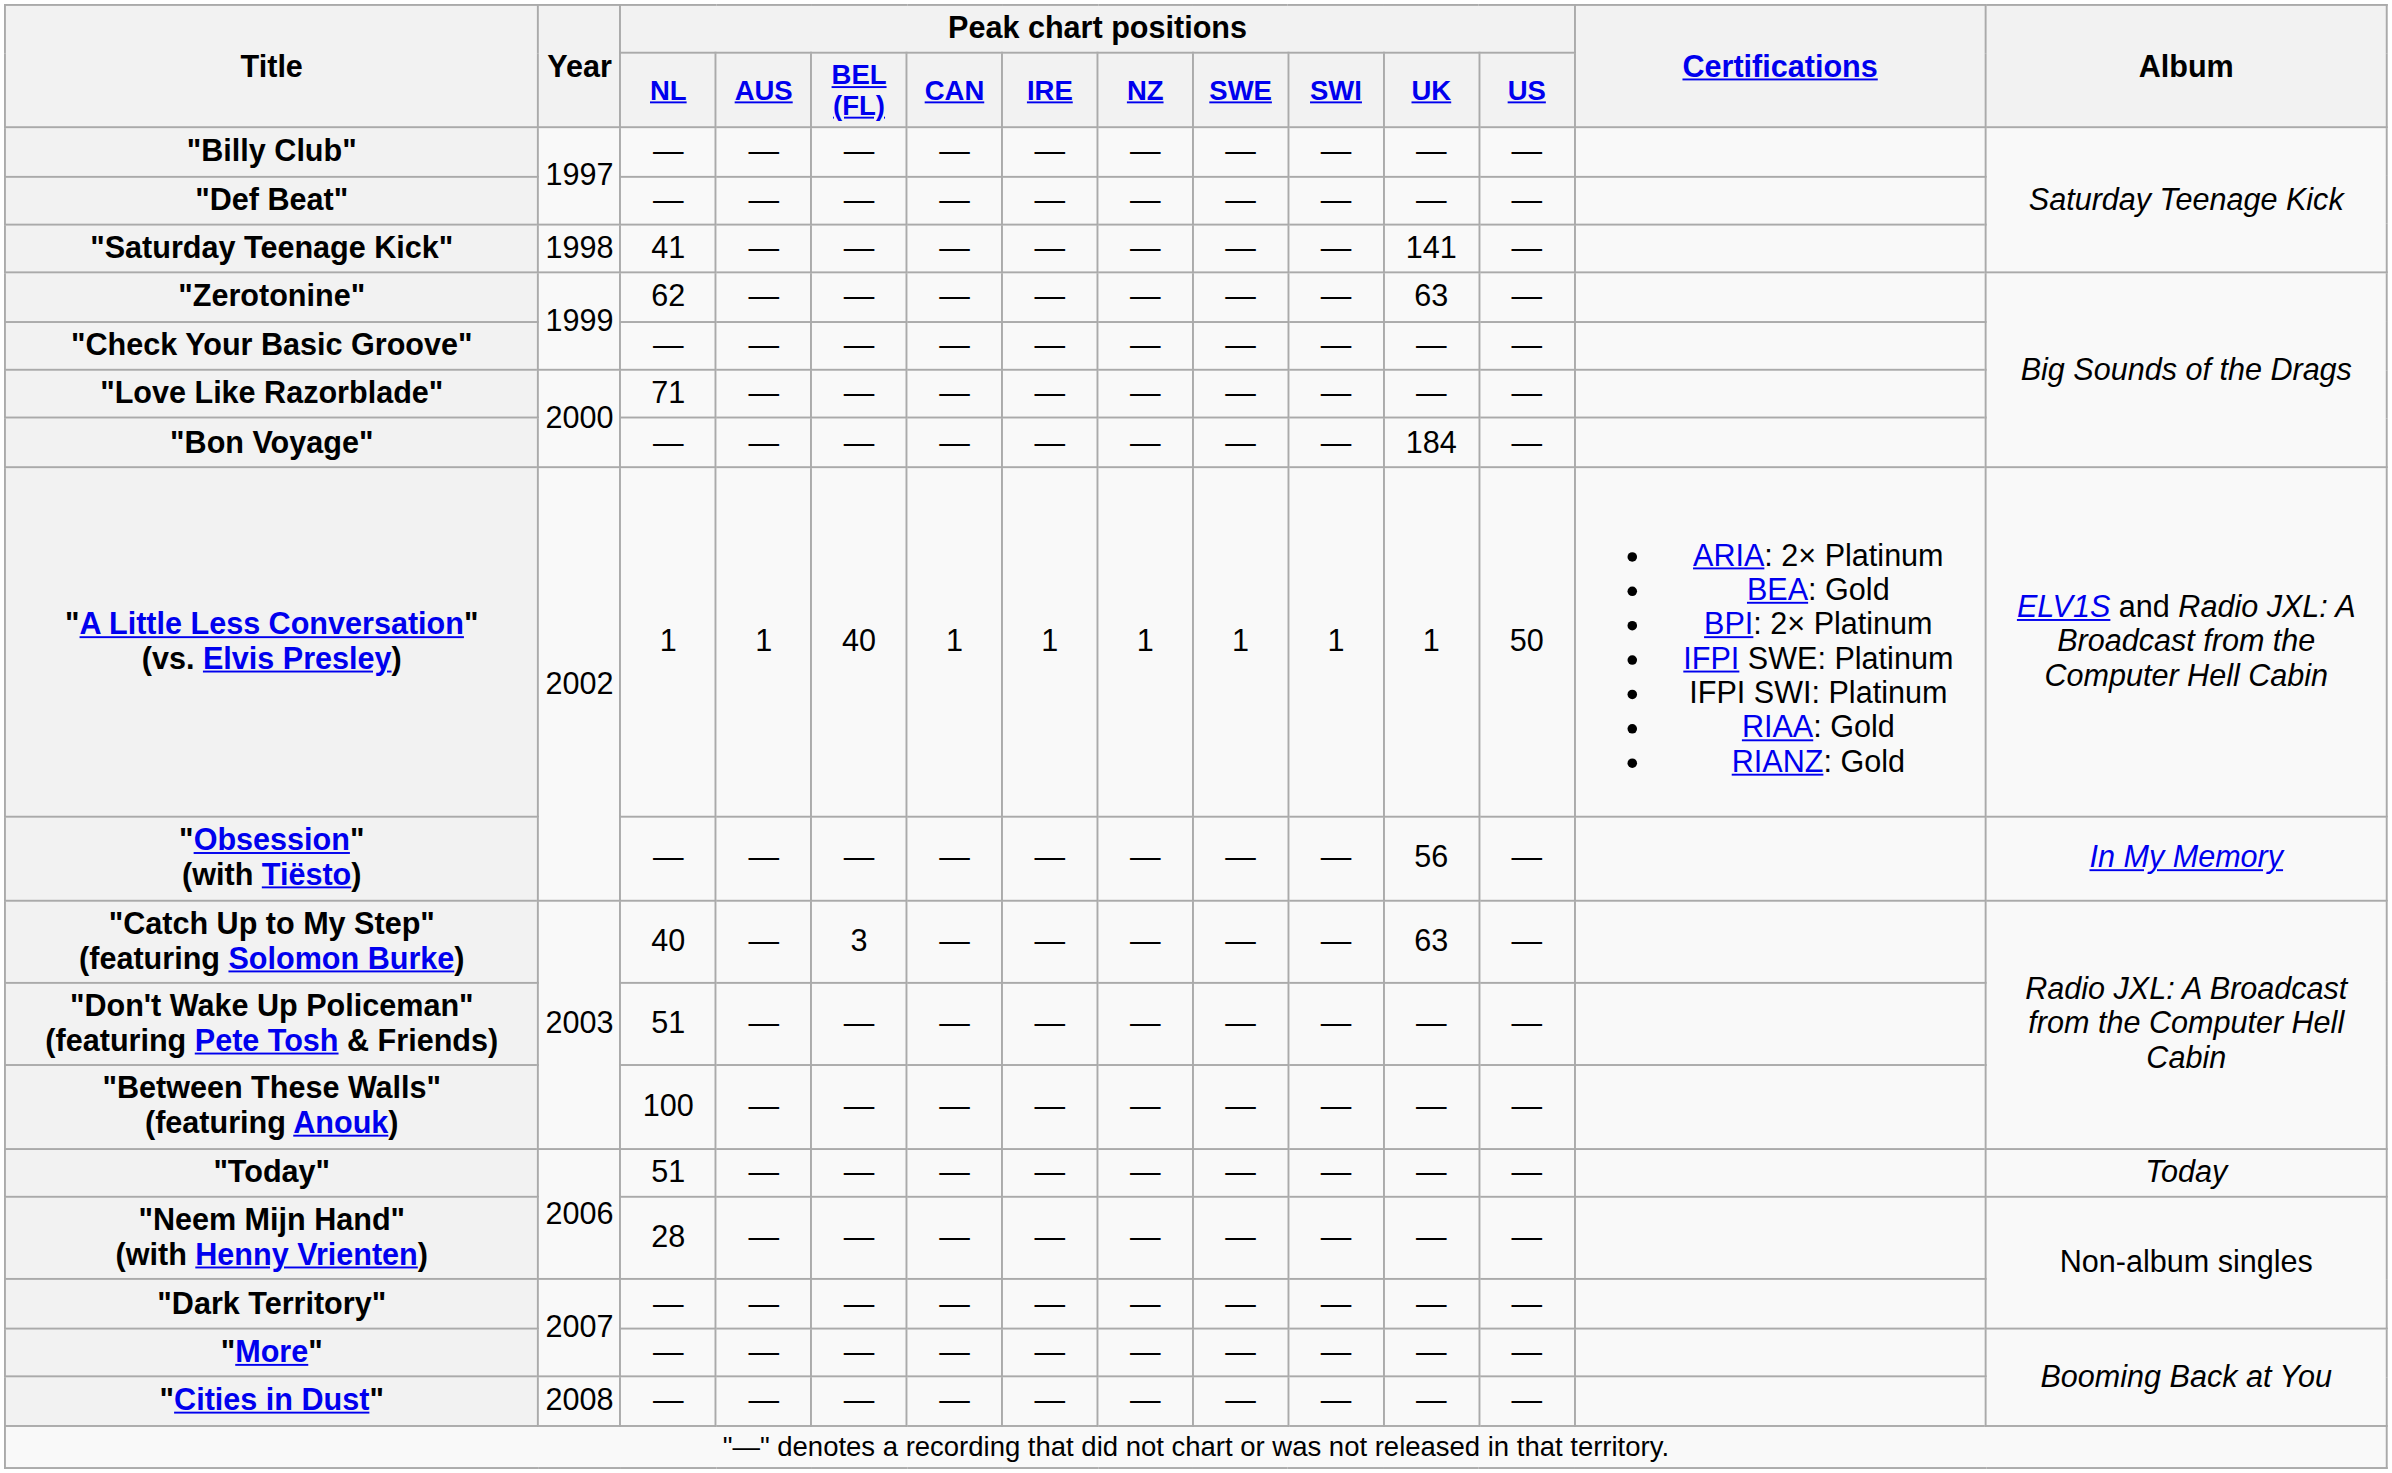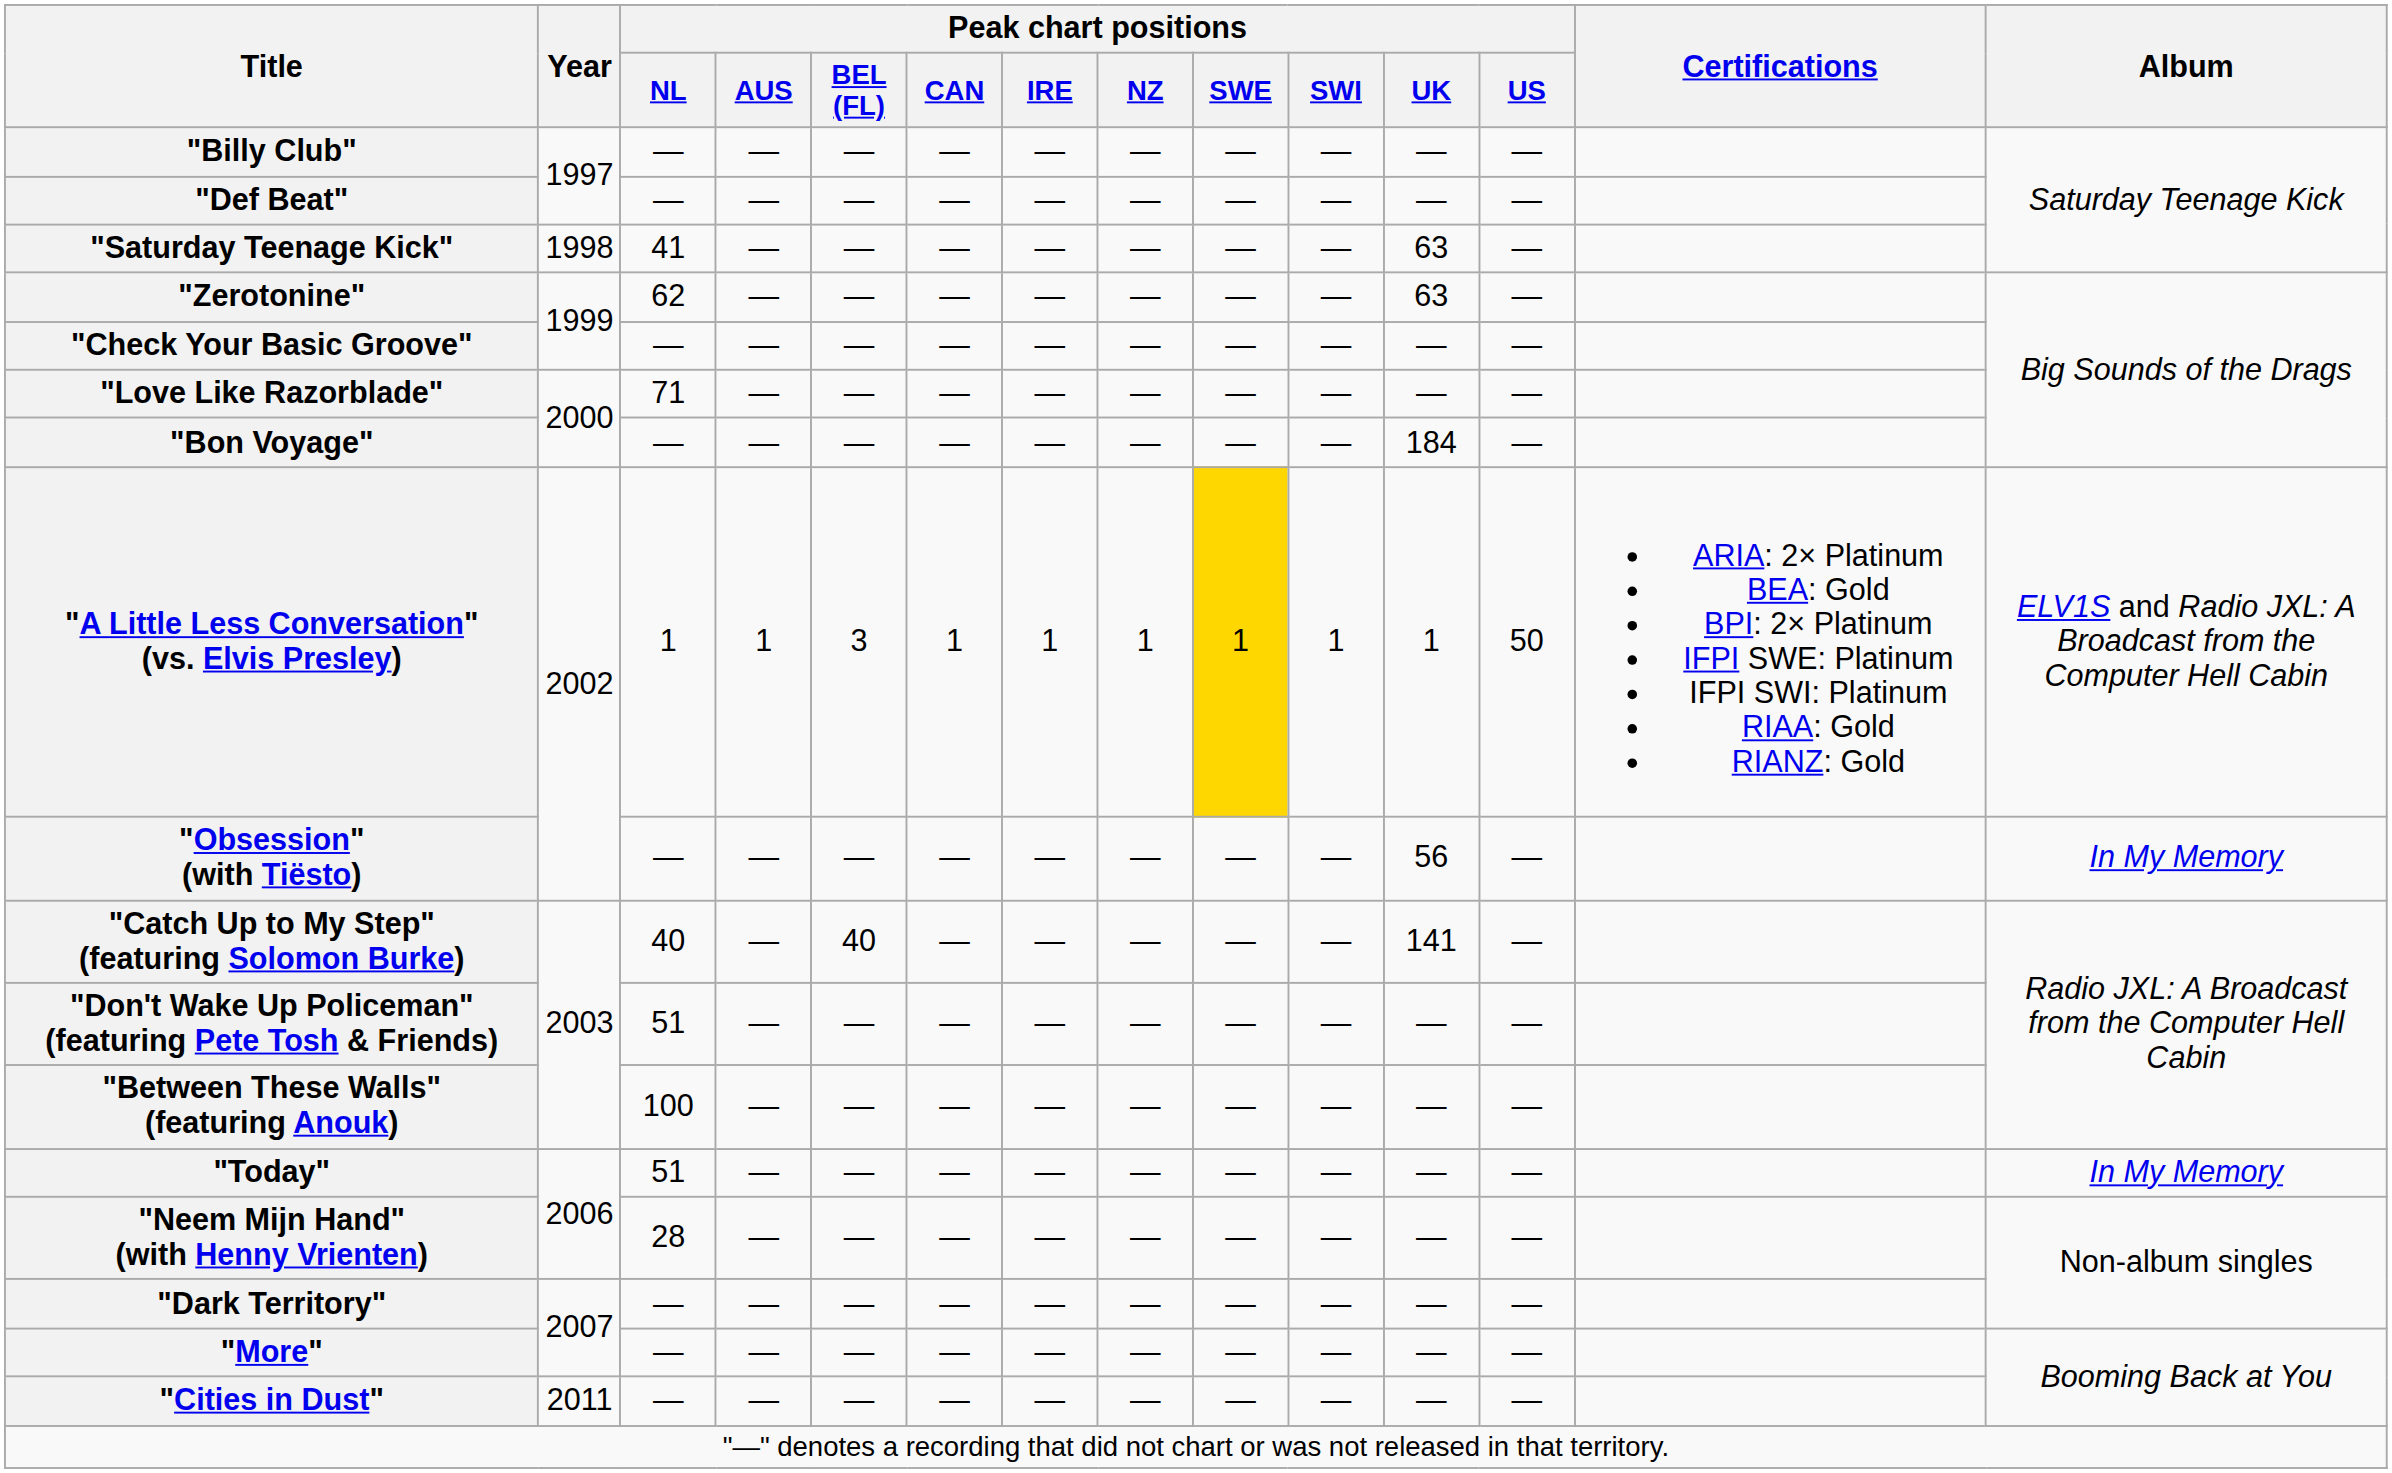(1431, 248) 141 -> (1431, 248) 63
(859, 641) 40 -> (859, 641) 3
(1241, 641) no background -> (1241, 641) gold background
(859, 940) 3 -> (859, 940) 40
(1431, 940) 63 -> (1431, 940) 141
(2186, 1172) Today -> (2186, 1172) In My Memory
(580, 1400) 2008 -> (580, 1400) 2011
